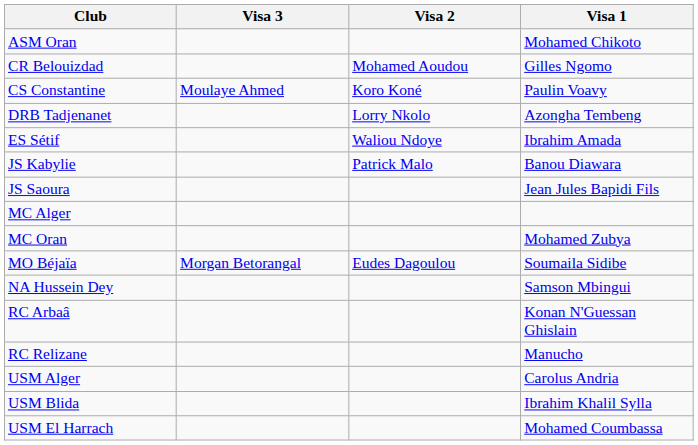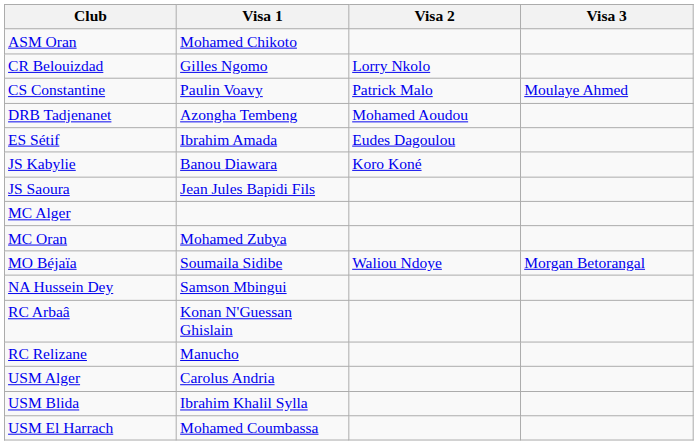columns swapped: (607, 16) <-> (263, 16)
(410, 66) Mohamed Aoudou -> (391, 66) Lorry Nkolo
(387, 90) Koro Koné -> (392, 90) Patrick Malo
(391, 115) Lorry Nkolo -> (410, 115) Mohamed Aoudou
(397, 139) Waliou Ndoye -> (404, 139) Eudes Dagoulou
(392, 164) Patrick Malo -> (387, 164) Koro Koné
(404, 262) Eudes Dagoulou -> (397, 262) Waliou Ndoye
